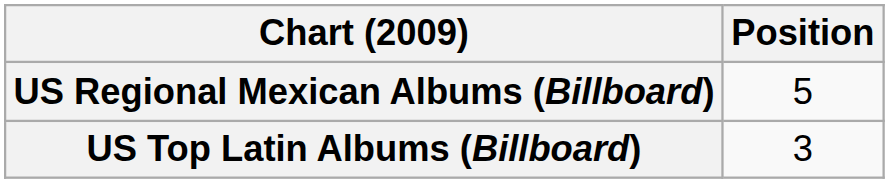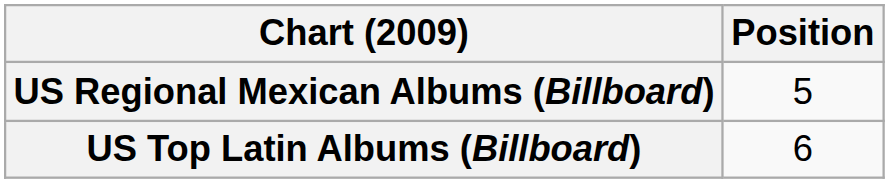(803, 148) 3 -> (803, 148) 6
